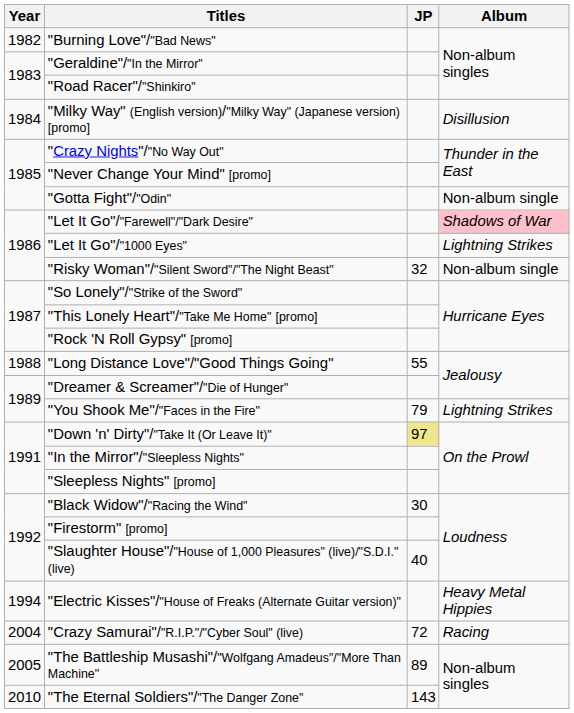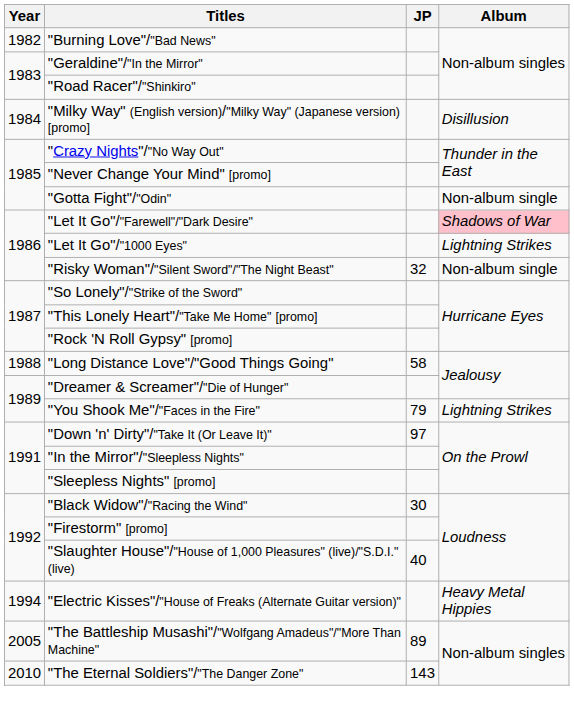(419, 363) 55 -> (418, 363) 58
(419, 434) khaki background -> (418, 434) no background
- row: (175, 632)
